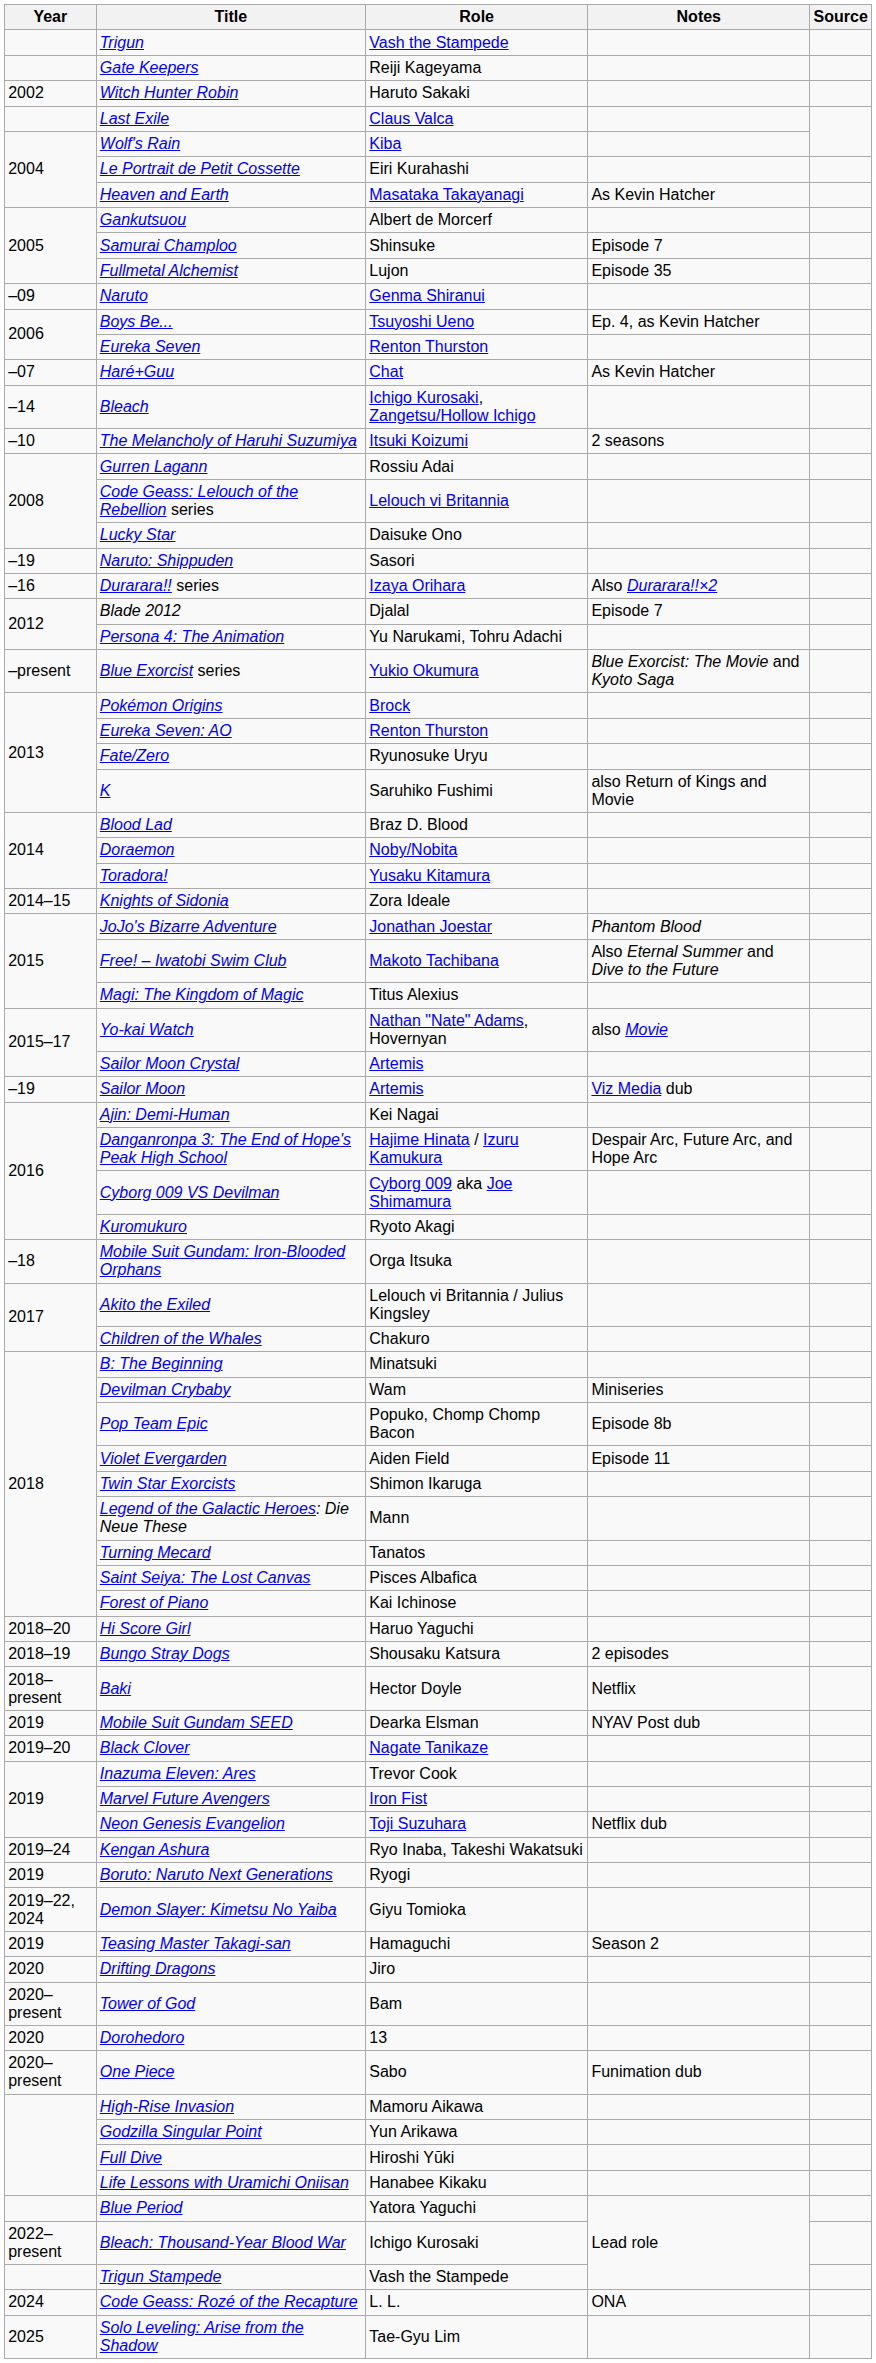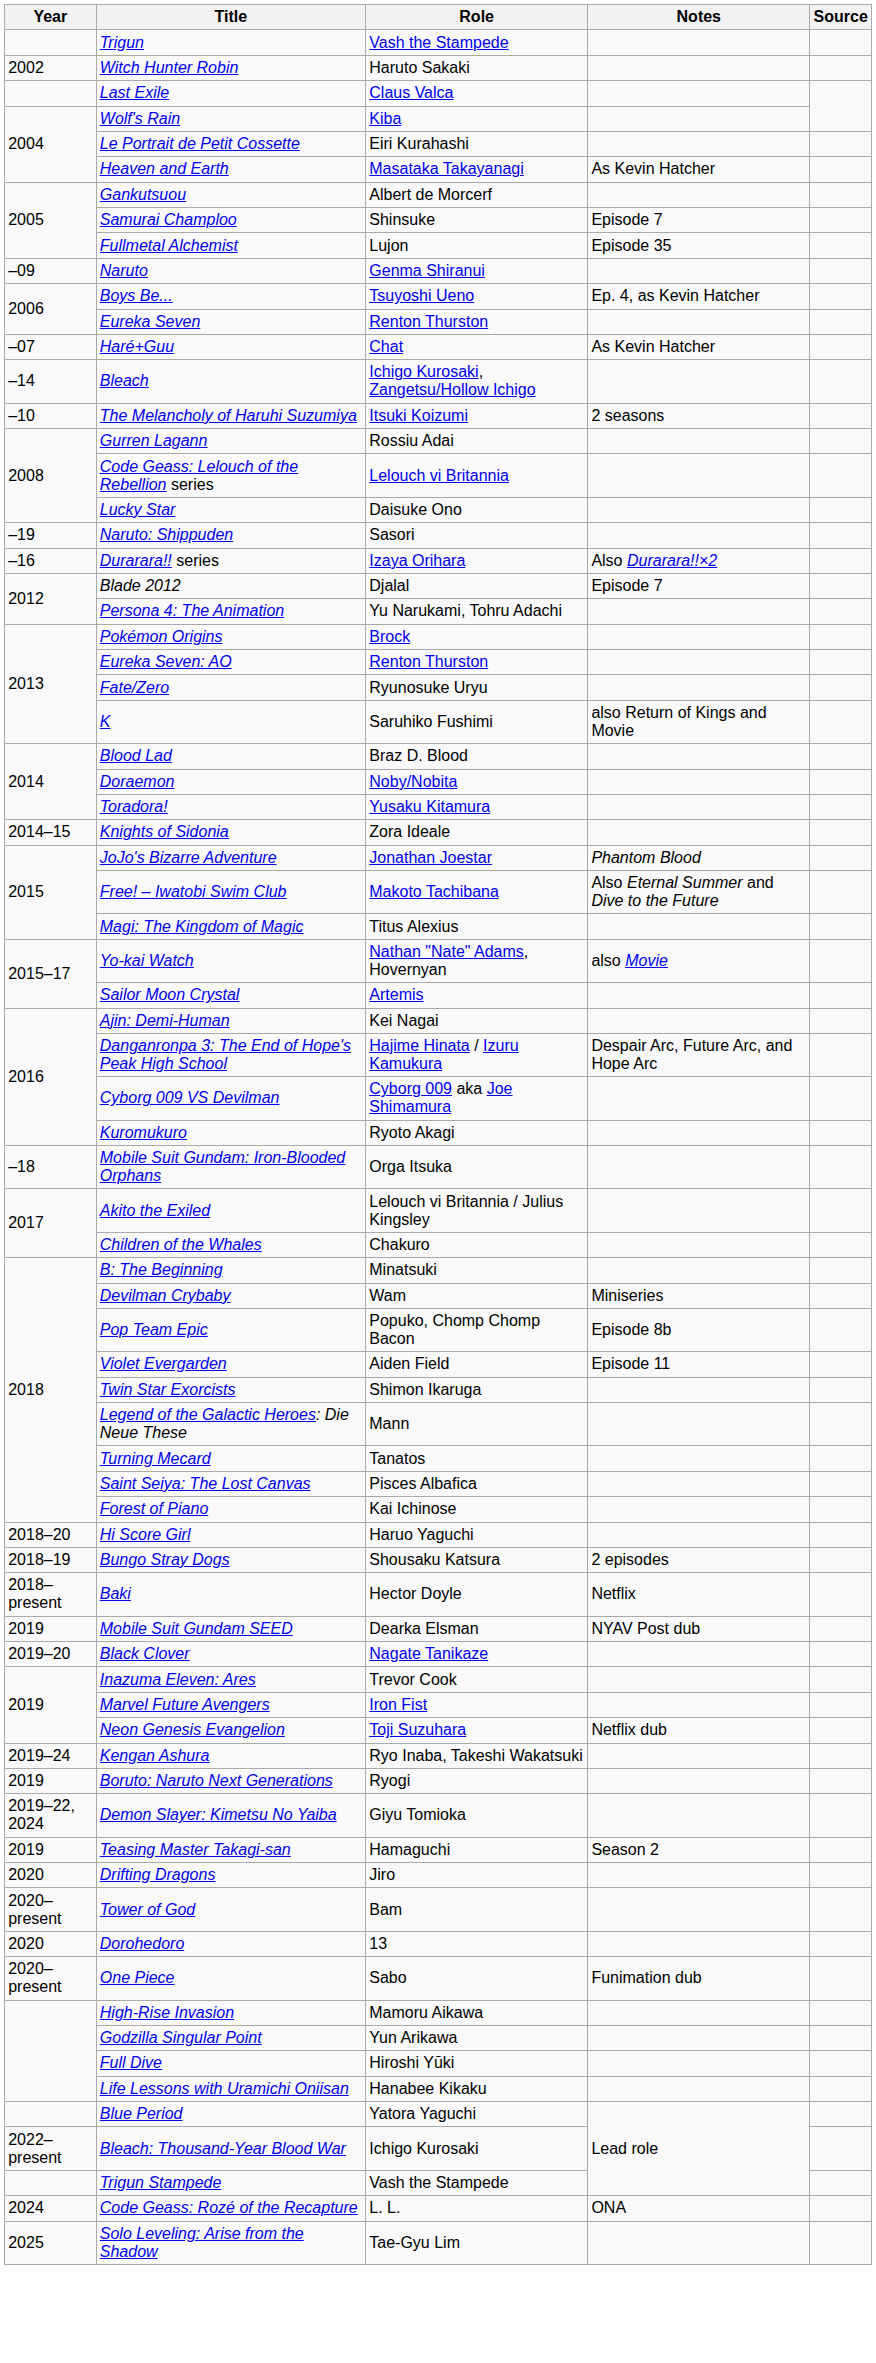- row: (149, 67)
- row: (170, 671)
- row: (142, 1089)
